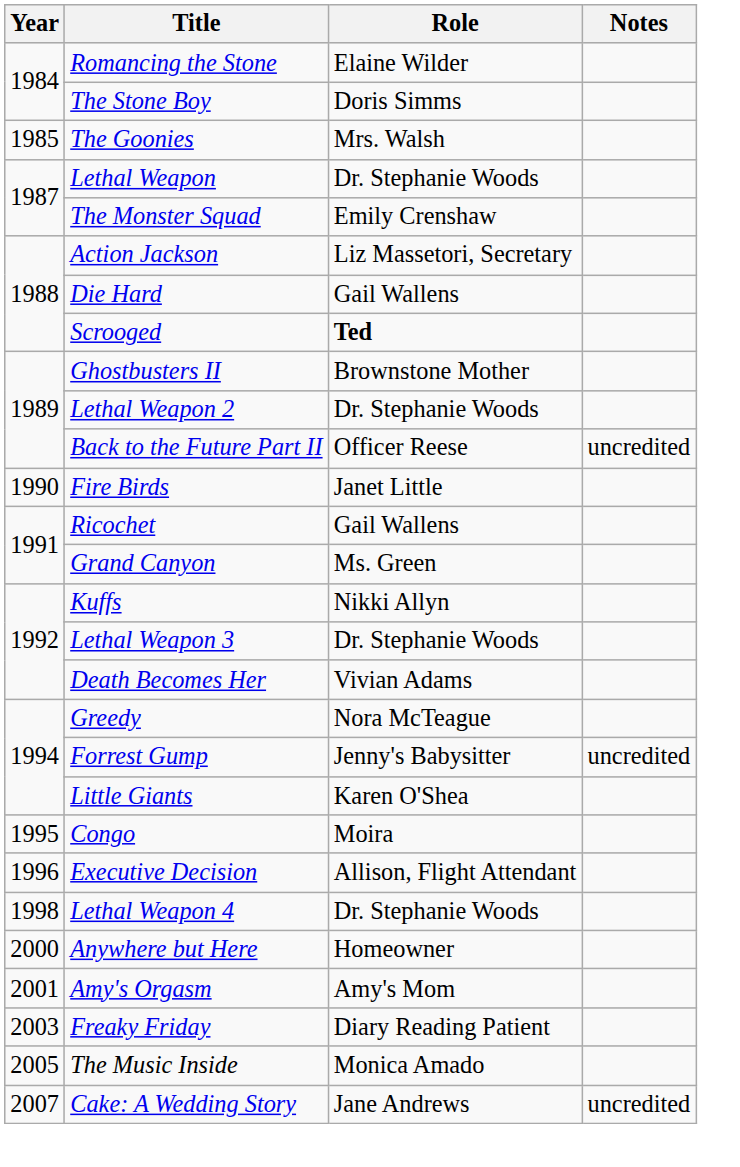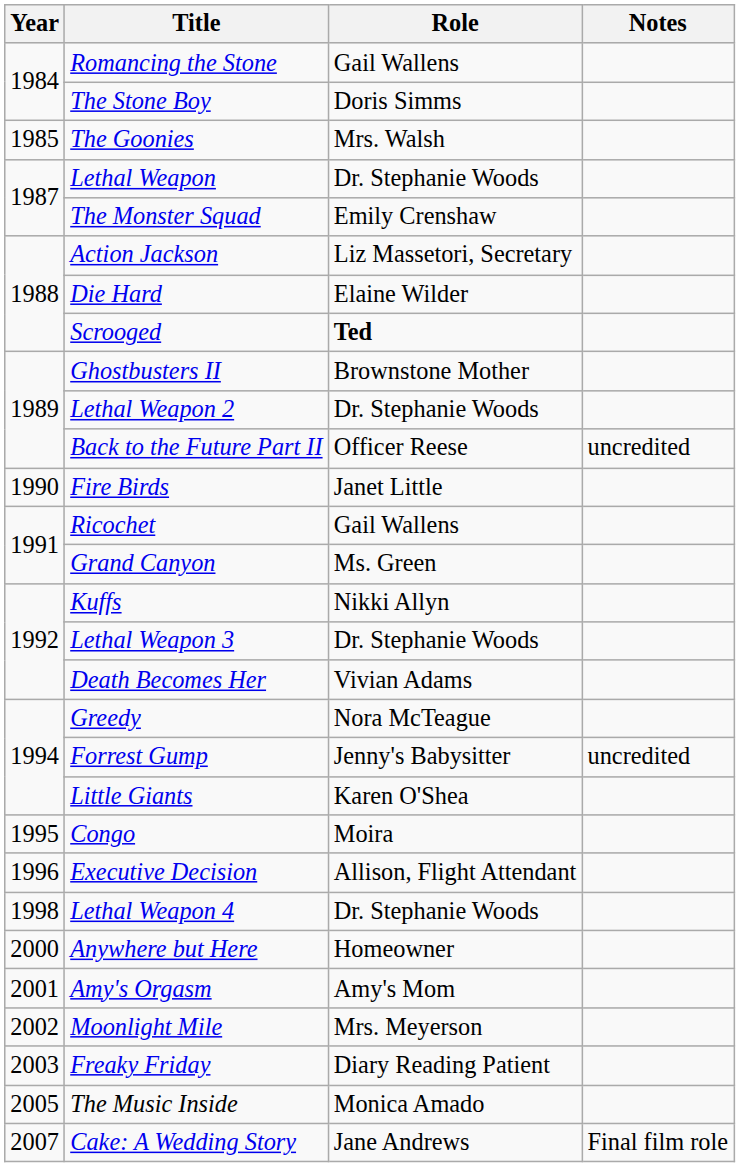(401, 62) Elaine Wilder -> (396, 62) Gail Wallens
(396, 293) Gail Wallens -> (401, 293) Elaine Wilder
+ row: (146, 1026)
(639, 1103) uncredited -> (658, 1142) Final film role
